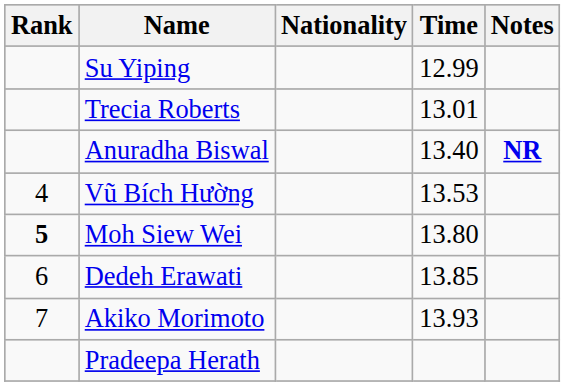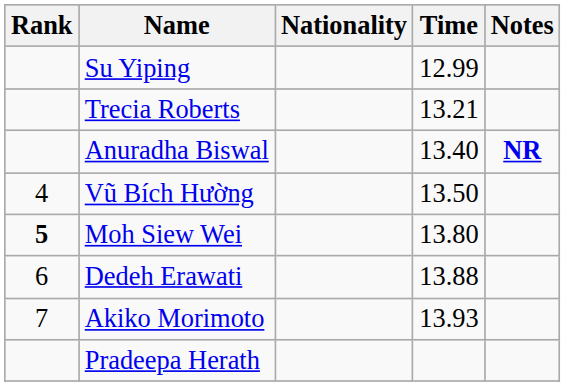(449, 109) 13.01 -> (449, 109) 13.21
(449, 192) 13.53 -> (449, 192) 13.50
(449, 276) 13.85 -> (449, 276) 13.88
